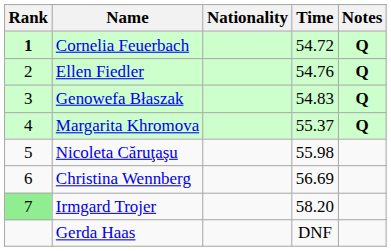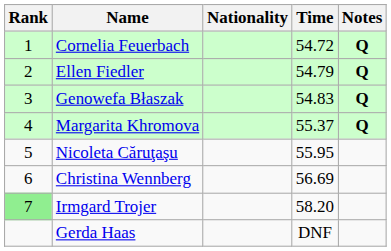(28, 44) bold -> (28, 44) normal
(315, 71) 54.76 -> (315, 71) 54.79
(315, 152) 55.98 -> (315, 152) 55.95
